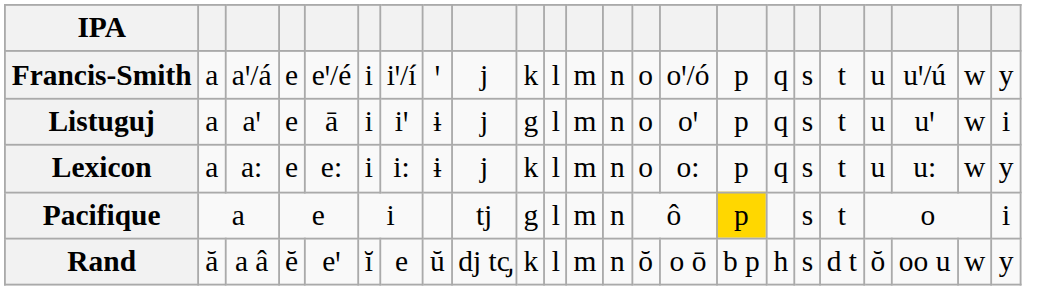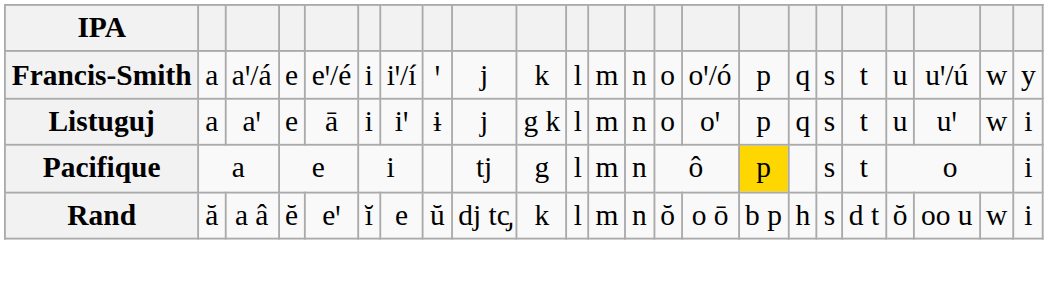(531, 121) g -> (542, 121) g k
- row: (102, 167)
(1006, 261) y -> (1028, 214) i
